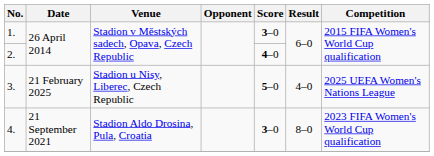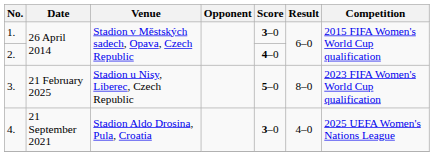(304, 86) 4–0 -> (304, 86) 8–0
(373, 86) 2025 UEFA Women's Nations League -> (370, 86) 2023 FIFA Women's World Cup qualification
(304, 129) 8–0 -> (304, 129) 4–0
(370, 129) 2023 FIFA Women's World Cup qualification -> (373, 129) 2025 UEFA Women's Nations League
